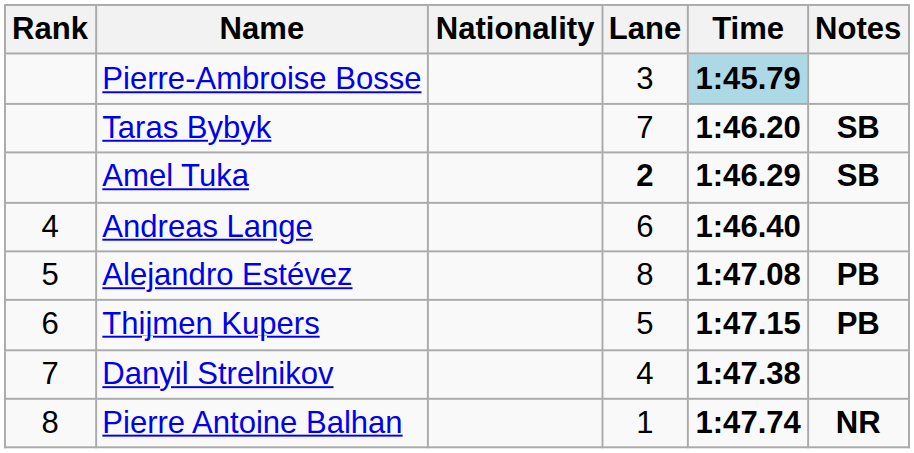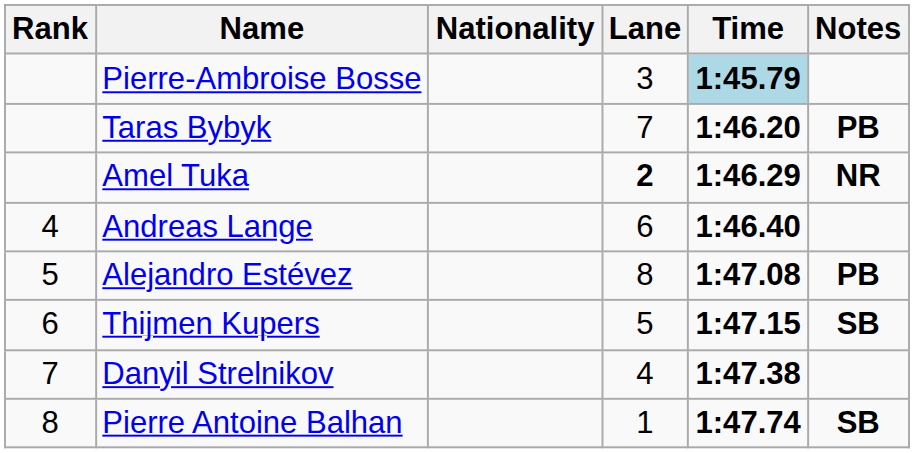(858, 127) SB -> (858, 127) PB
(858, 176) SB -> (858, 176) NR
(858, 324) PB -> (858, 324) SB
(858, 422) NR -> (858, 422) SB
